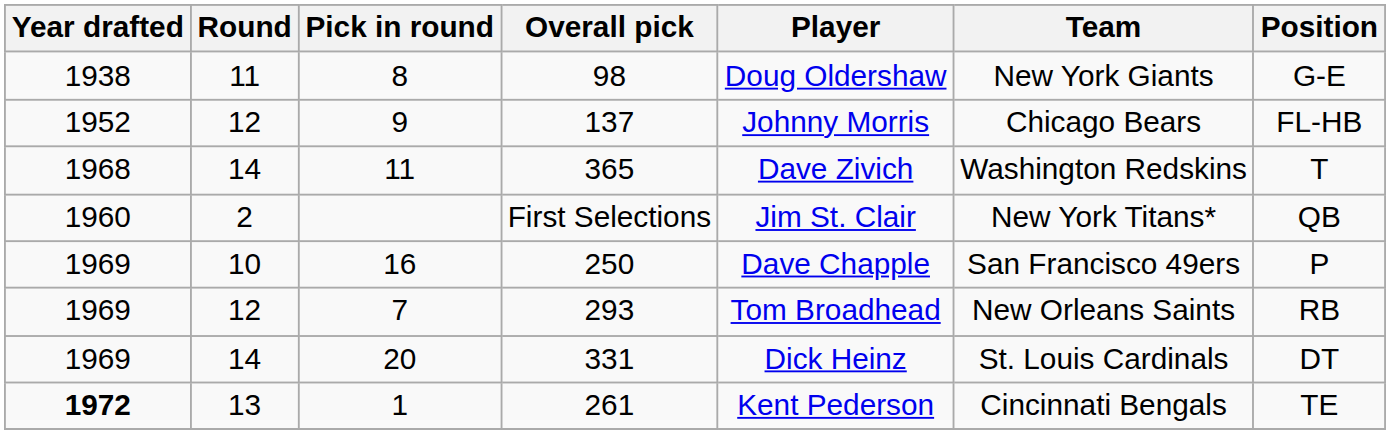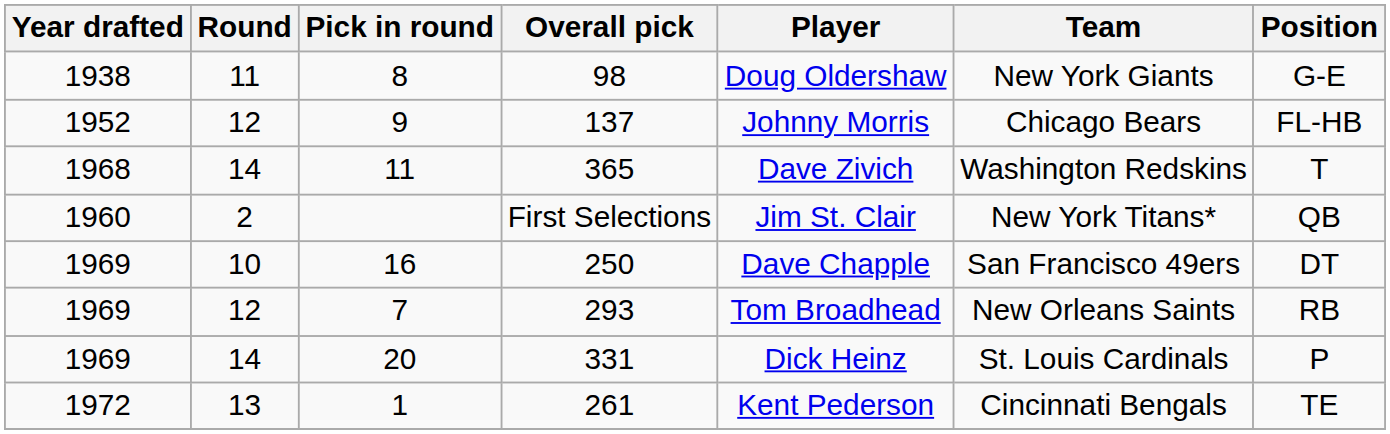(1319, 264) P -> (1319, 264) DT
(1319, 358) DT -> (1319, 358) P
(98, 405) bold -> (98, 405) normal
